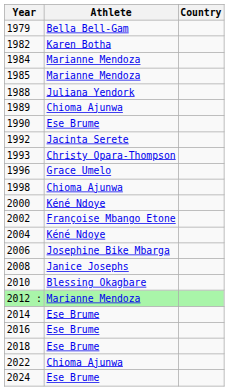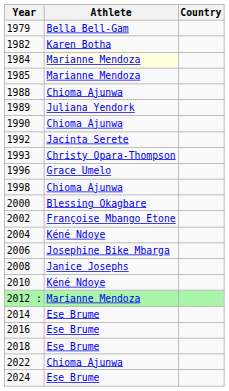(94, 60) no background -> (94, 60) lightyellow background
(91, 92) Juliana Yendork -> (85, 92) Chioma Ajunwa
(85, 108) Chioma Ajunwa -> (91, 108) Juliana Yendork
(73, 124) Ese Brume -> (85, 124) Chioma Ajunwa
(76, 203) Kéné Ndoye -> (96, 203) Blessing Okagbare
(96, 282) Blessing Okagbare -> (76, 282) Kéné Ndoye
